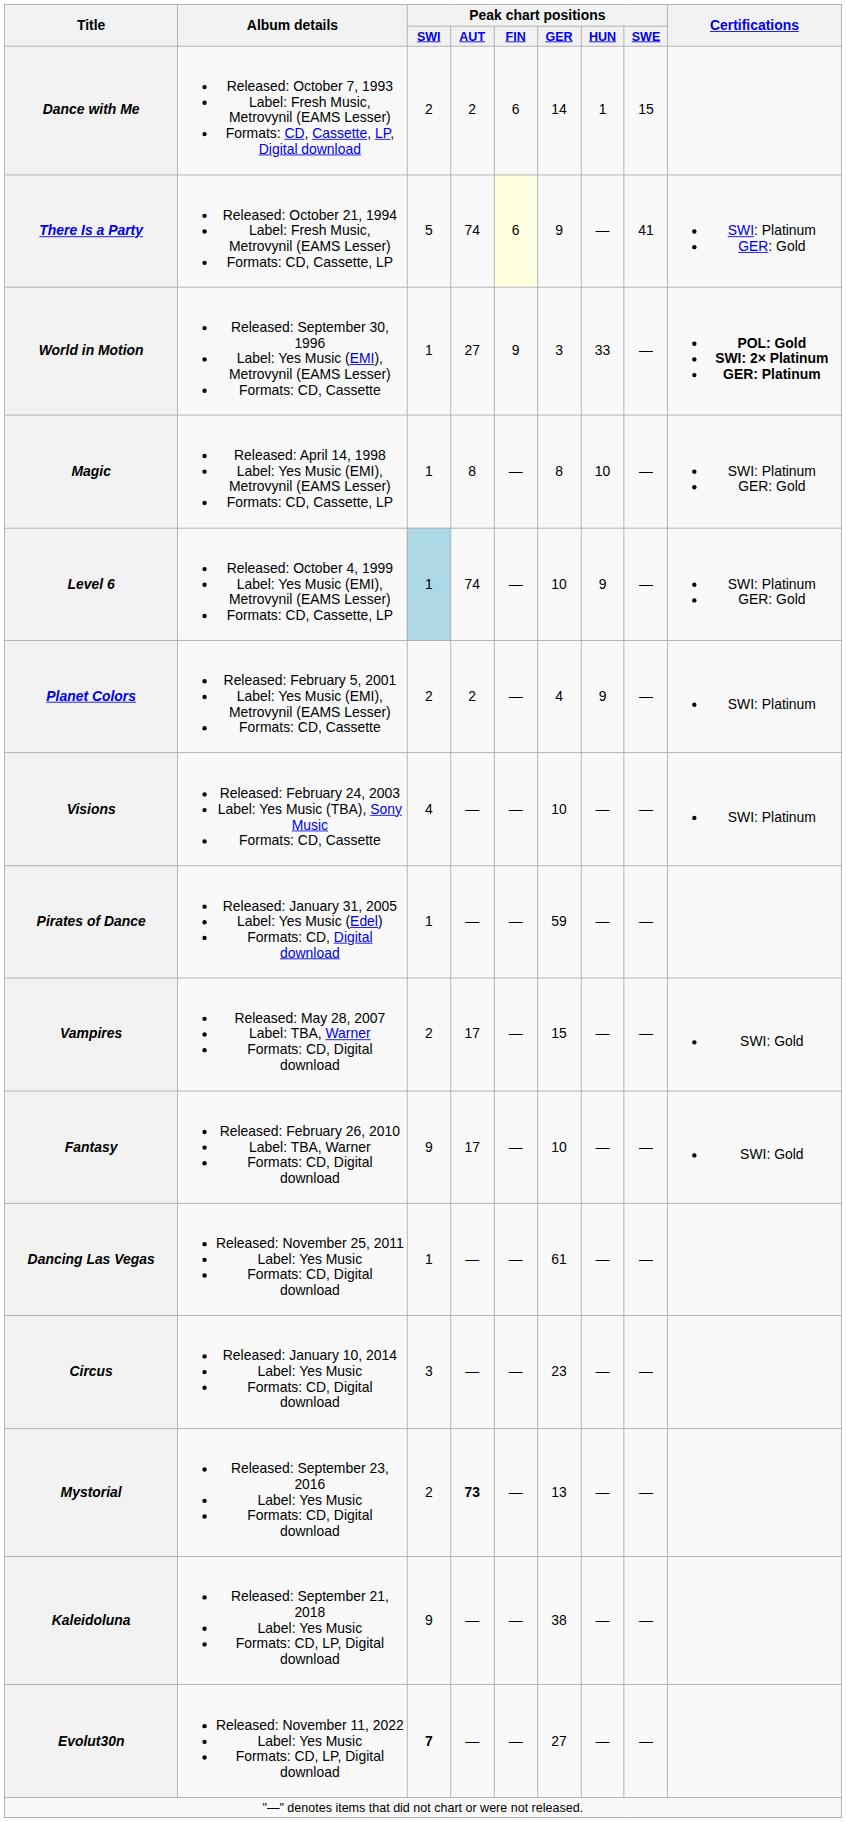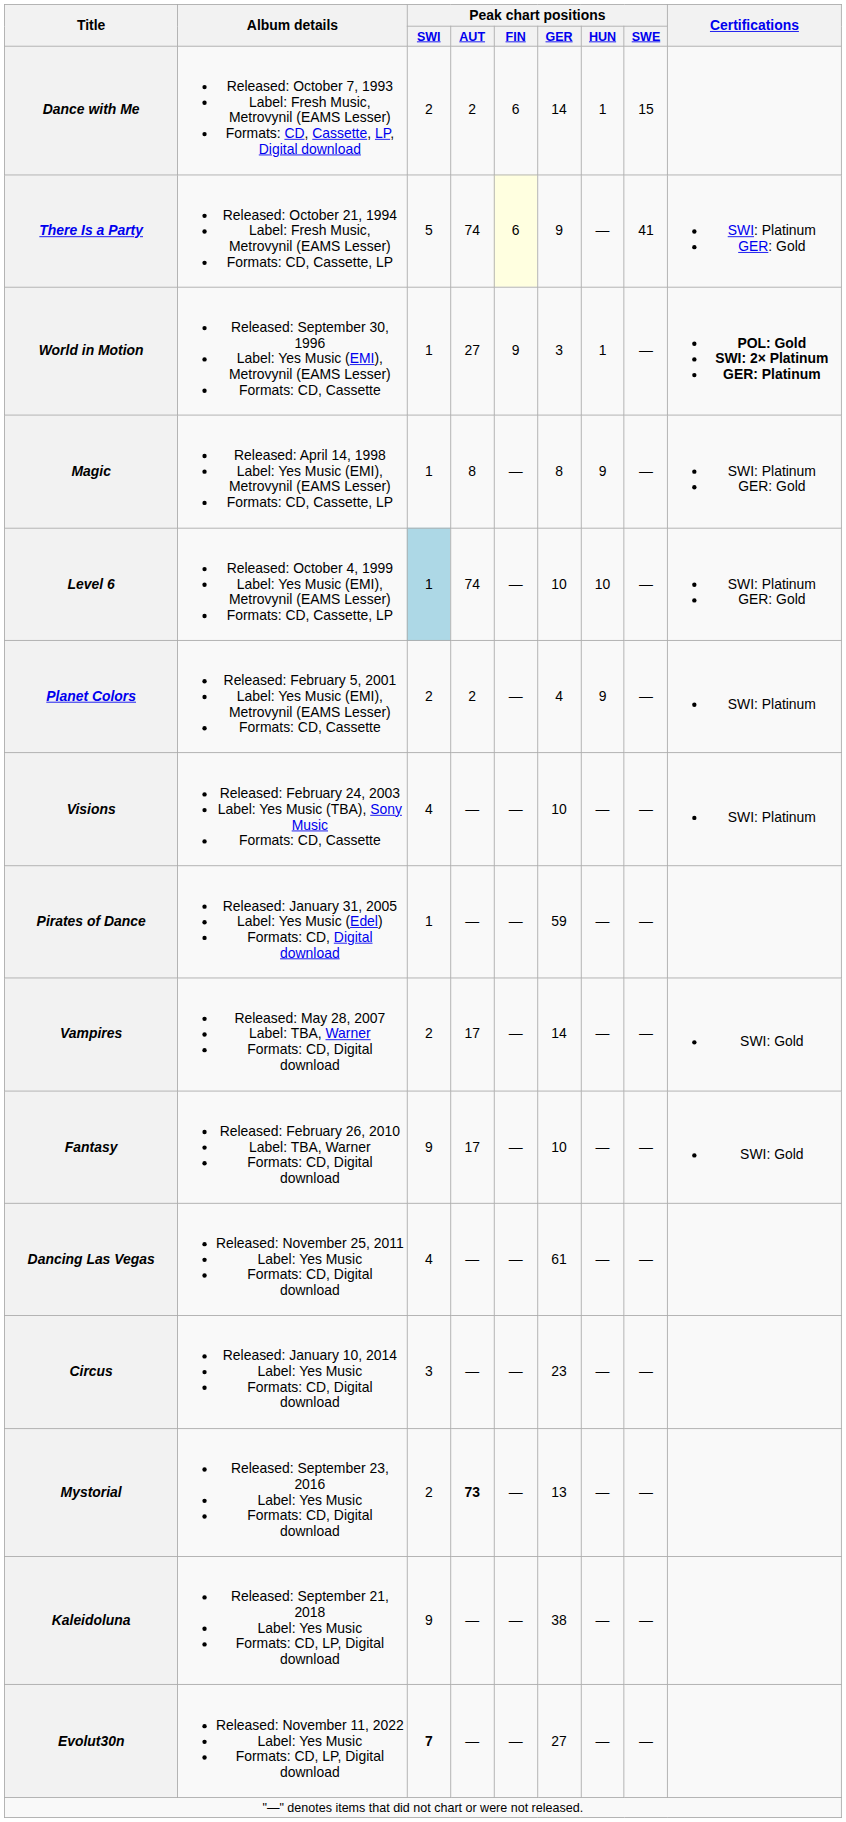(603, 351) 33 -> (603, 351) 1
(603, 471) 10 -> (603, 471) 9
(603, 584) 9 -> (603, 584) 10
(559, 1034) 15 -> (559, 1034) 14
(429, 1259) 1 -> (429, 1259) 4
